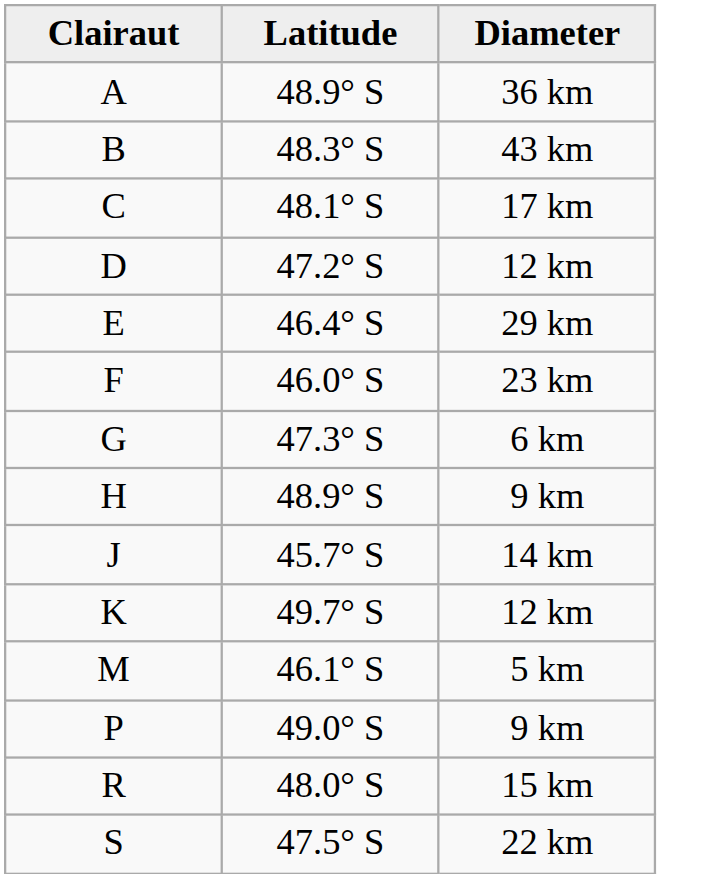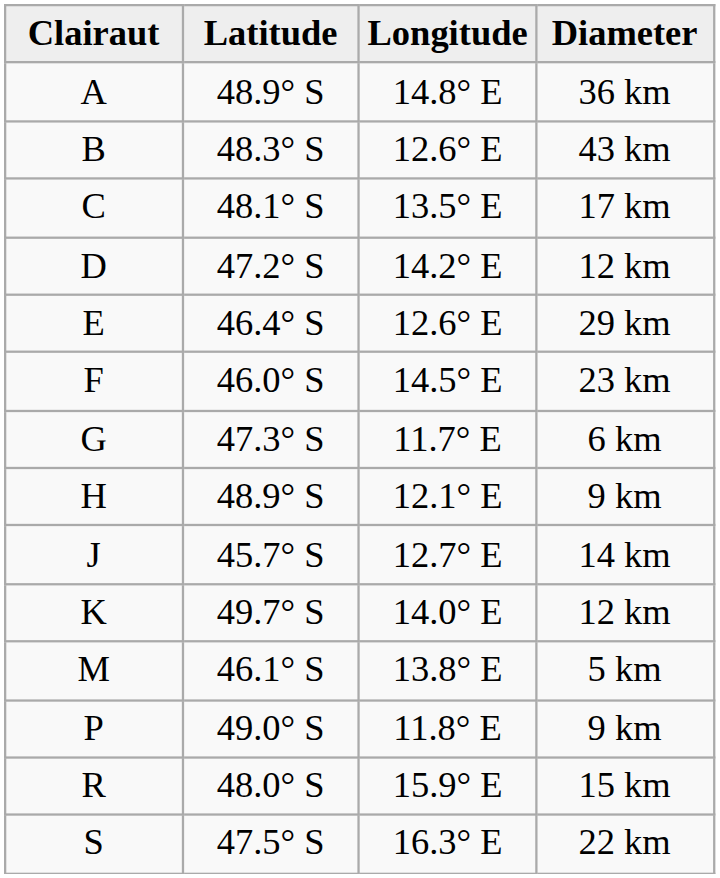+ column: (448, 33)
